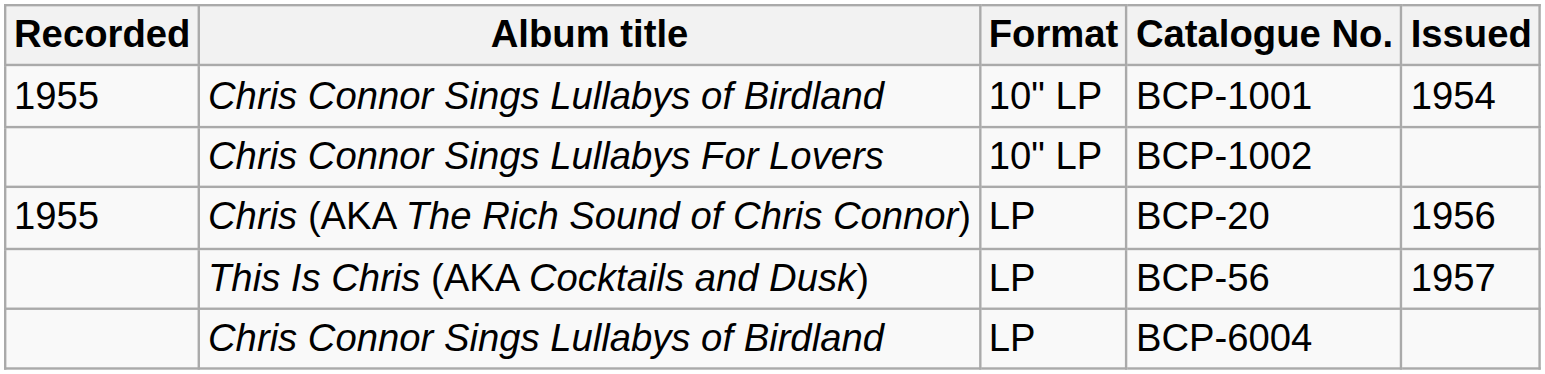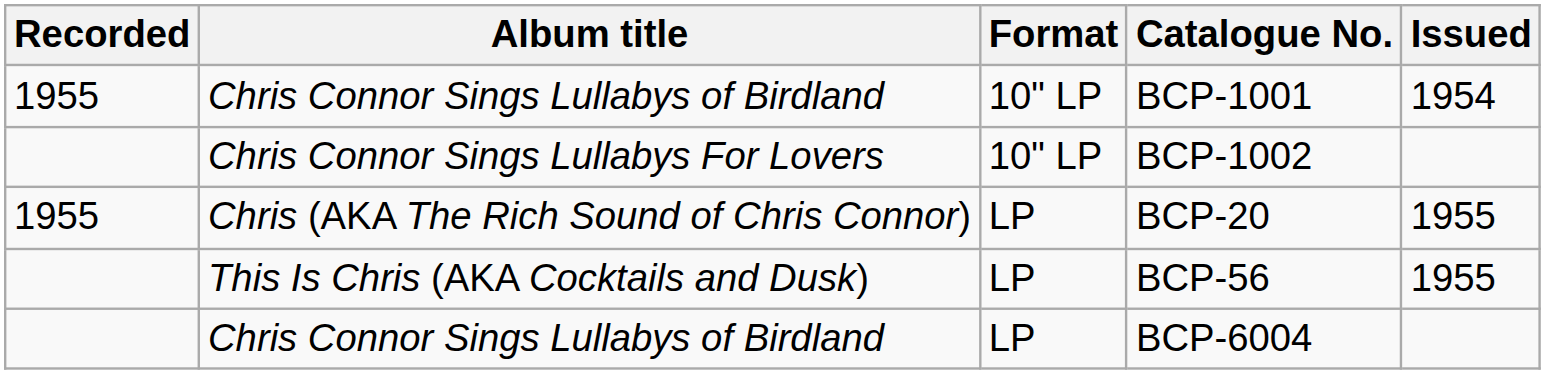(1453, 216) 1956 -> (1453, 216) 1955
(1453, 277) 1957 -> (1453, 277) 1955
